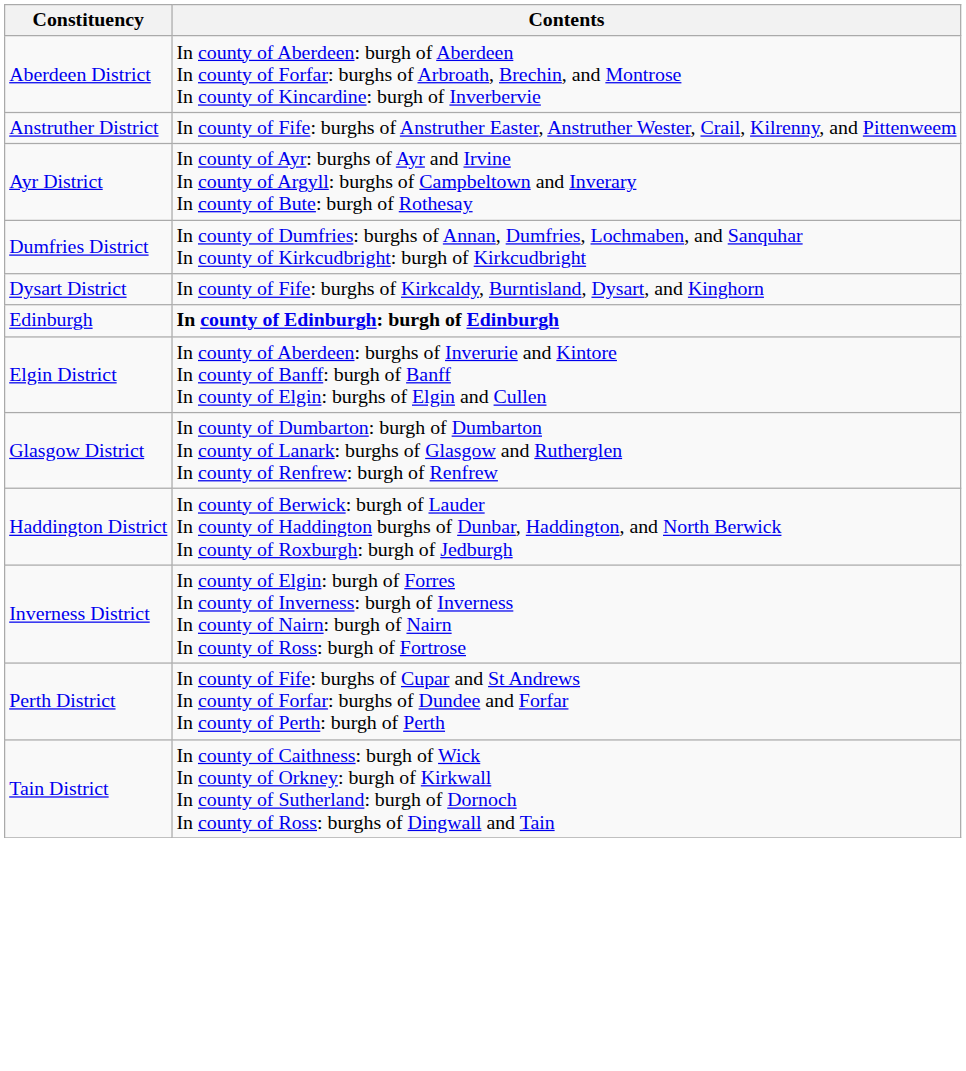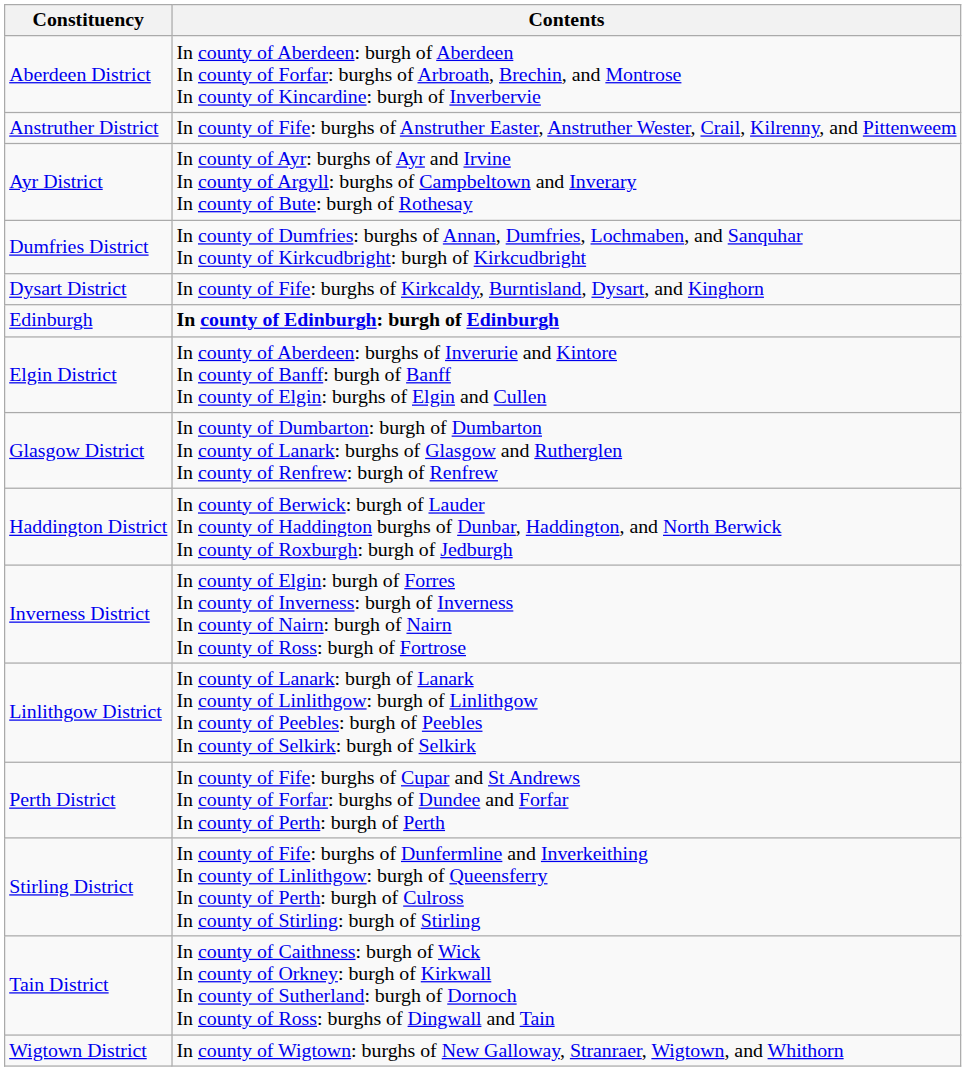+ row: (86, 712)
+ row: (71, 886)
+ row: (78, 1050)
